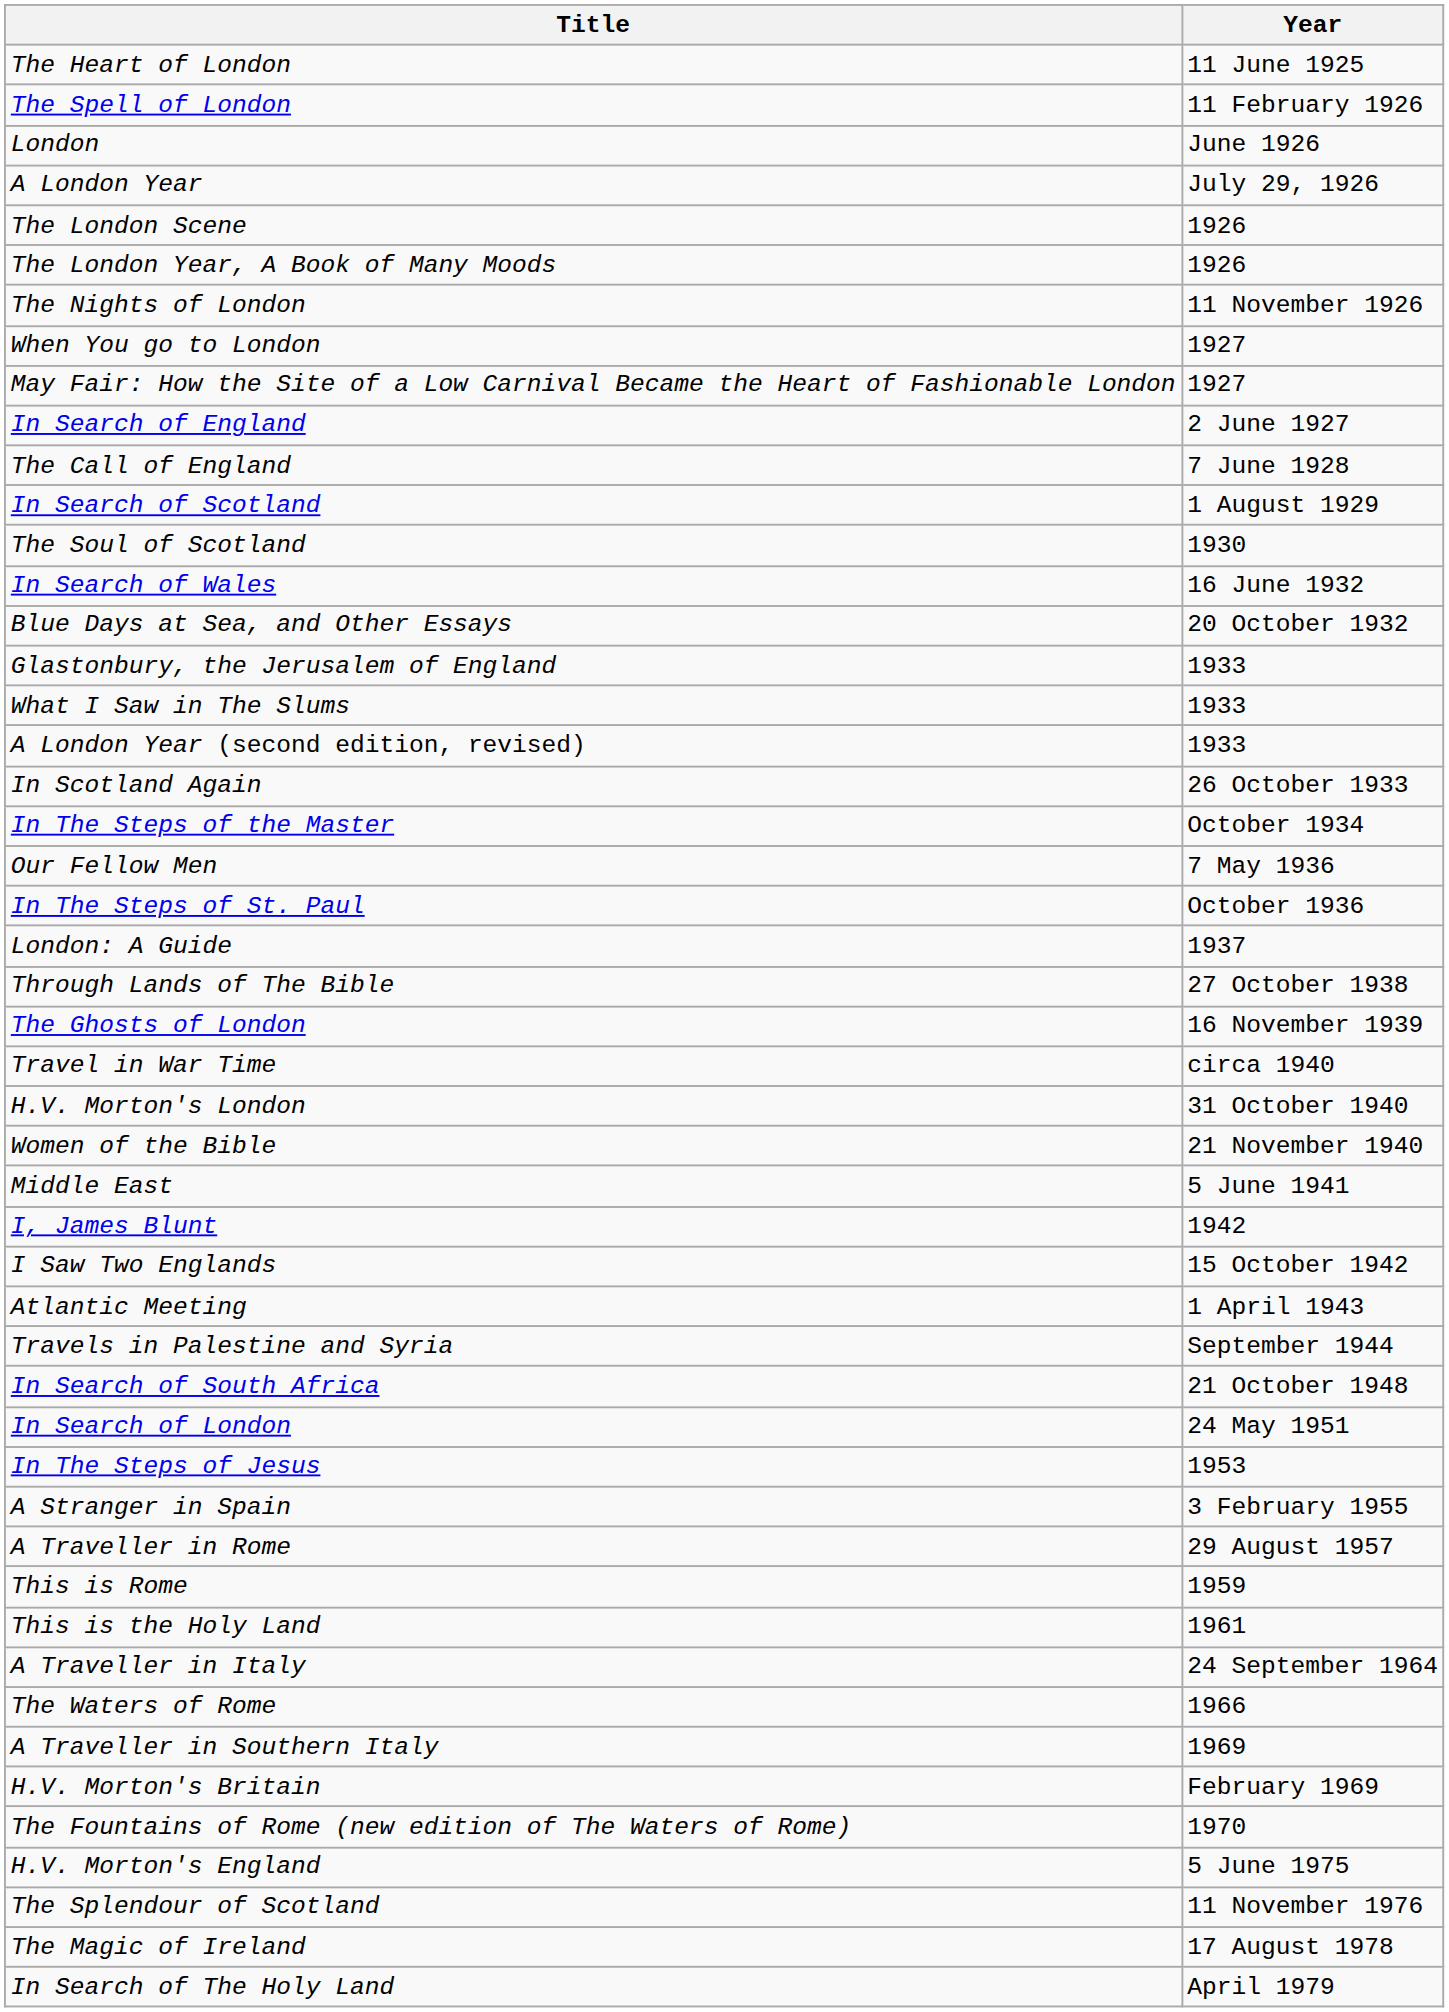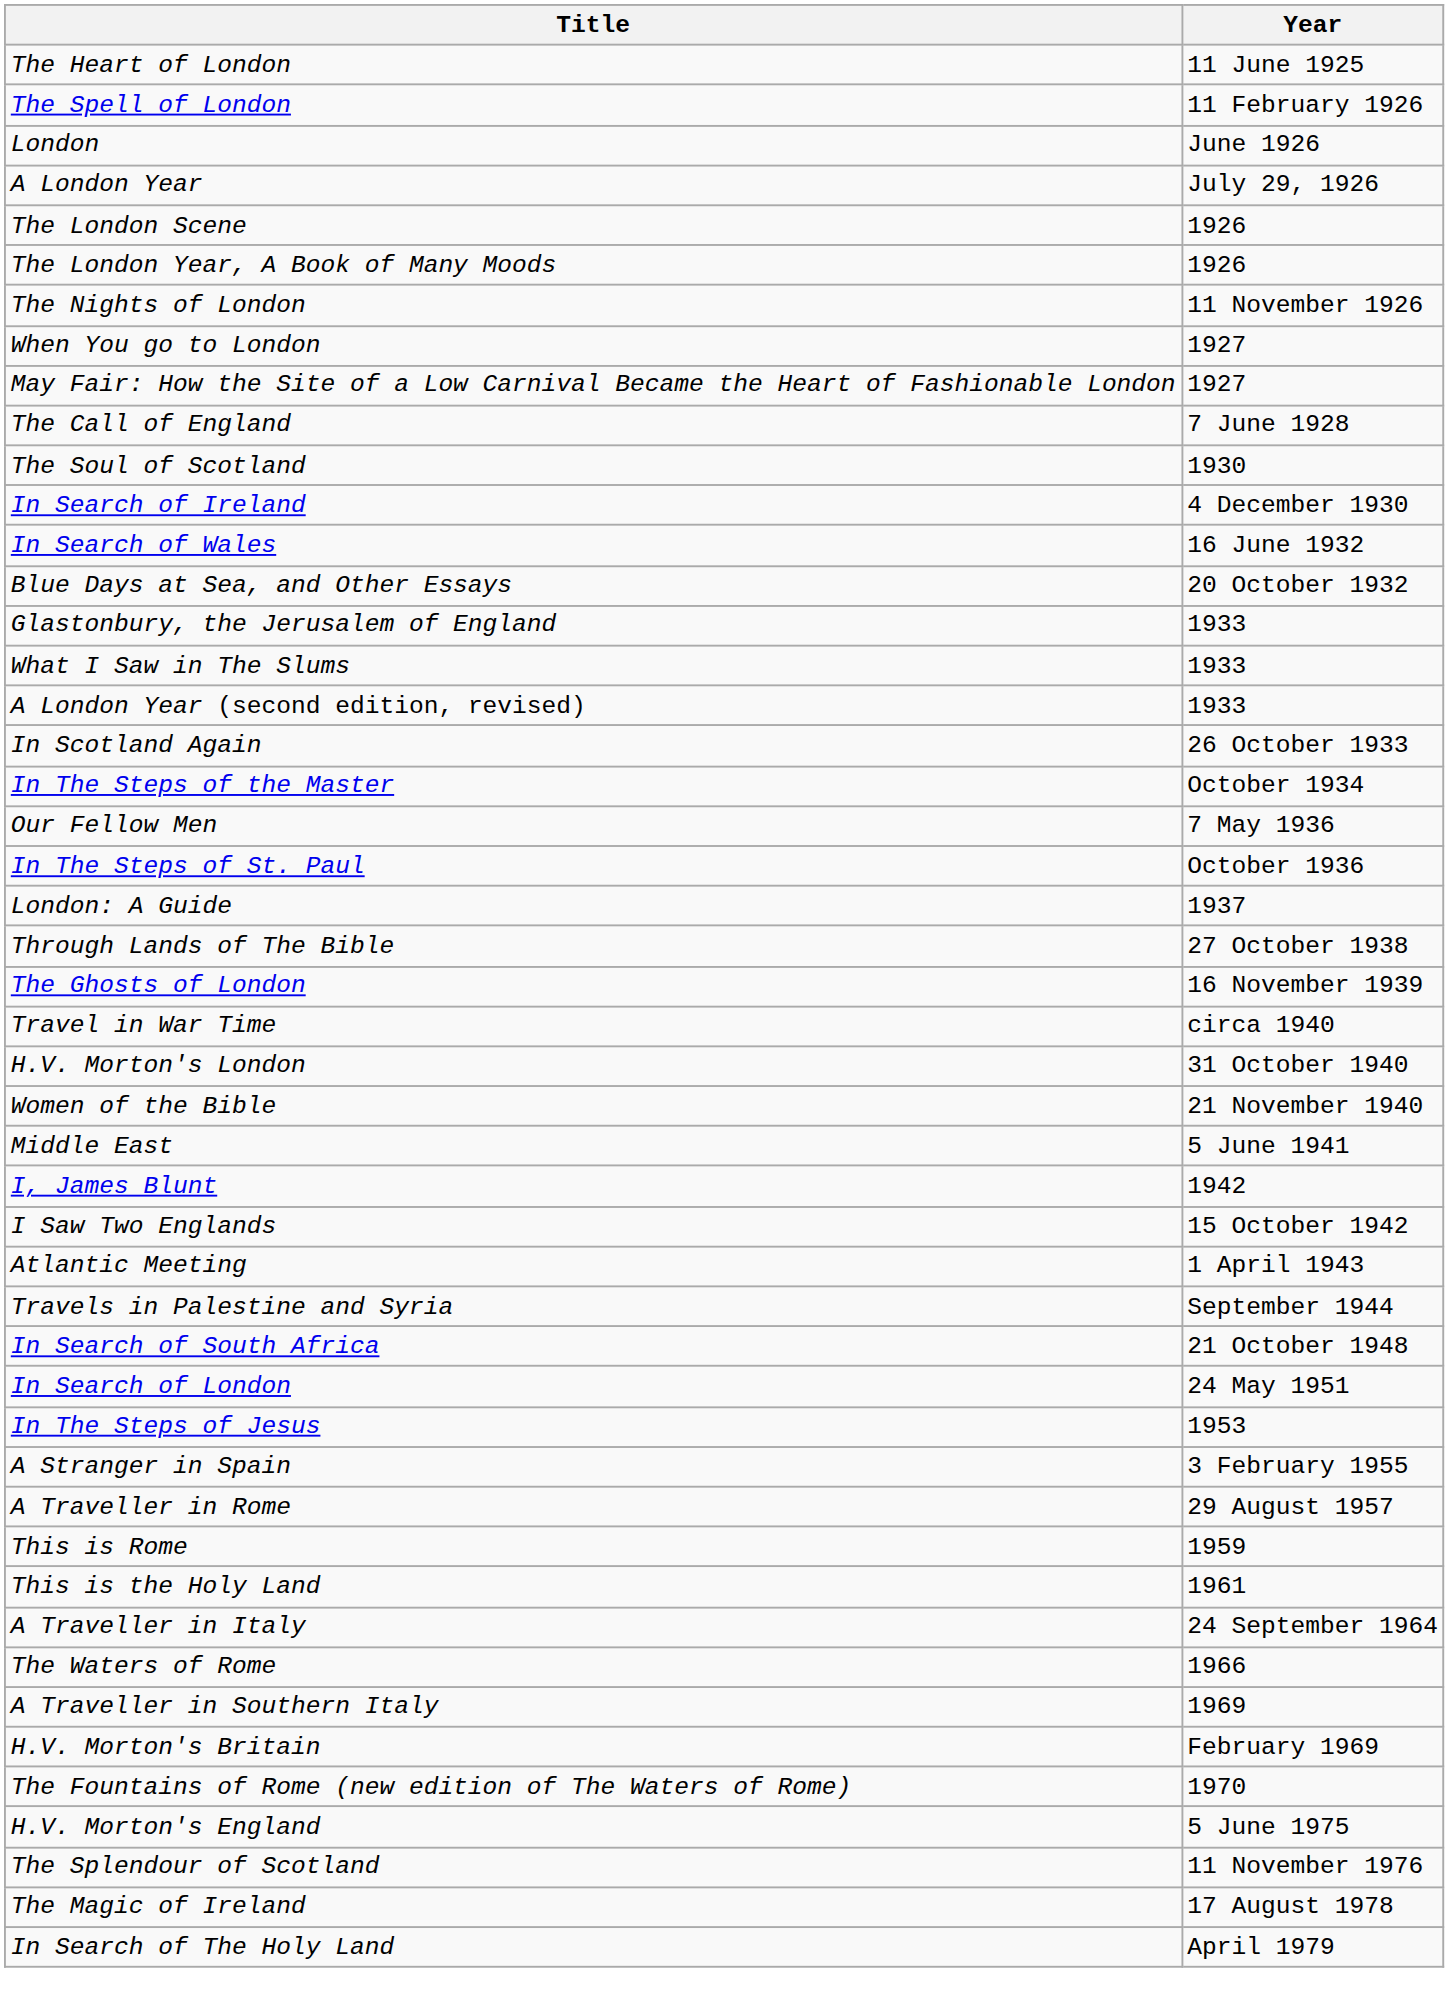- row: (158, 425)
- row: (166, 505)
+ row: (158, 505)
